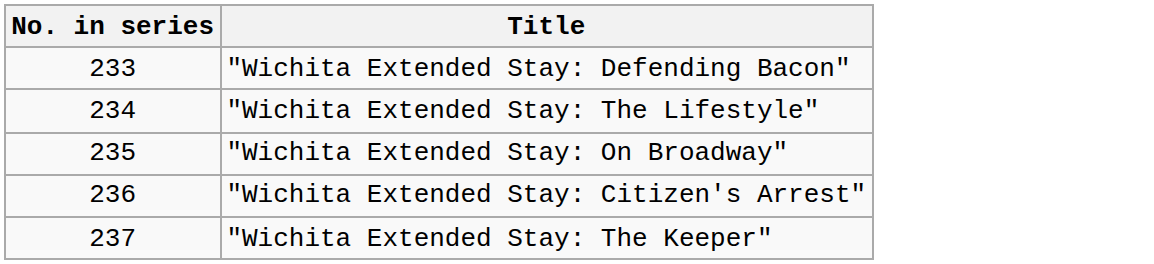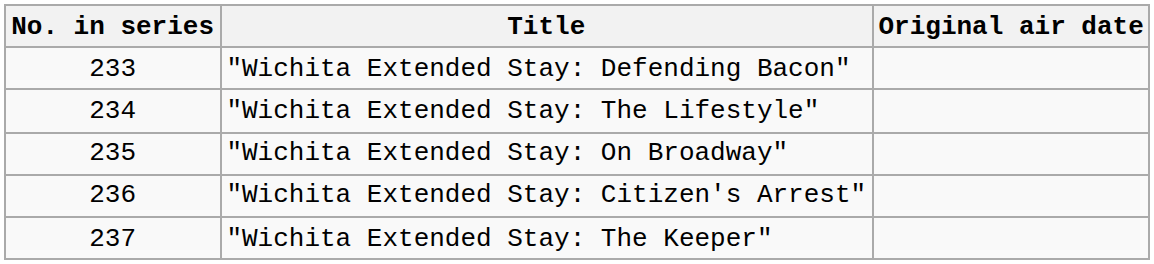+ column: (1011, 26)
